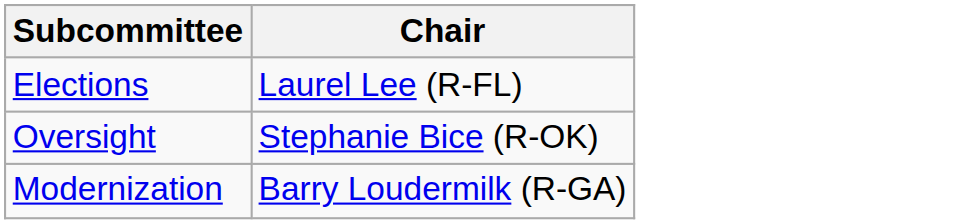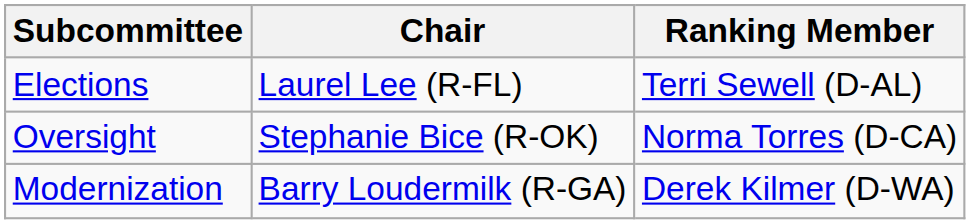+ column: (800, 31)
